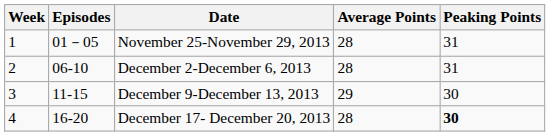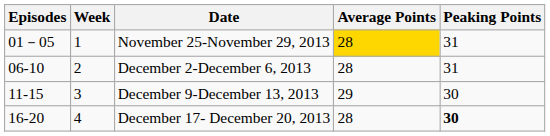columns swapped: (27, 16) <-> (81, 16)
(345, 42) no background -> (345, 42) gold background
